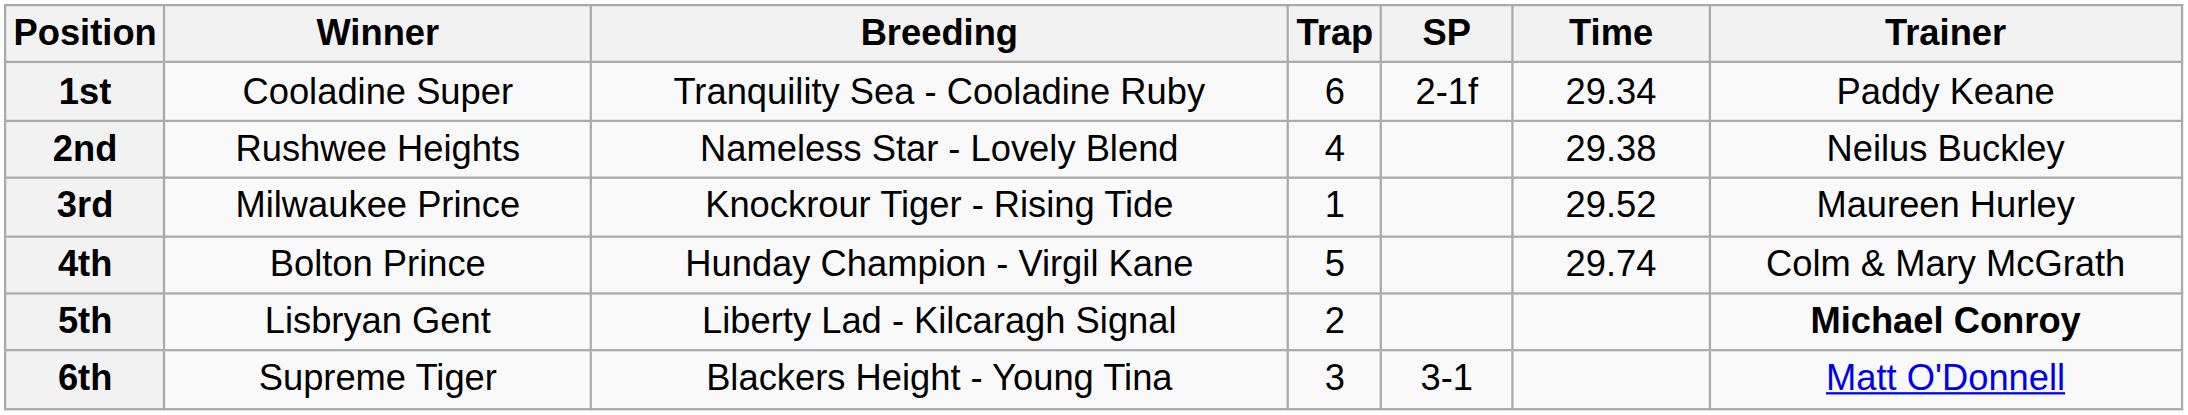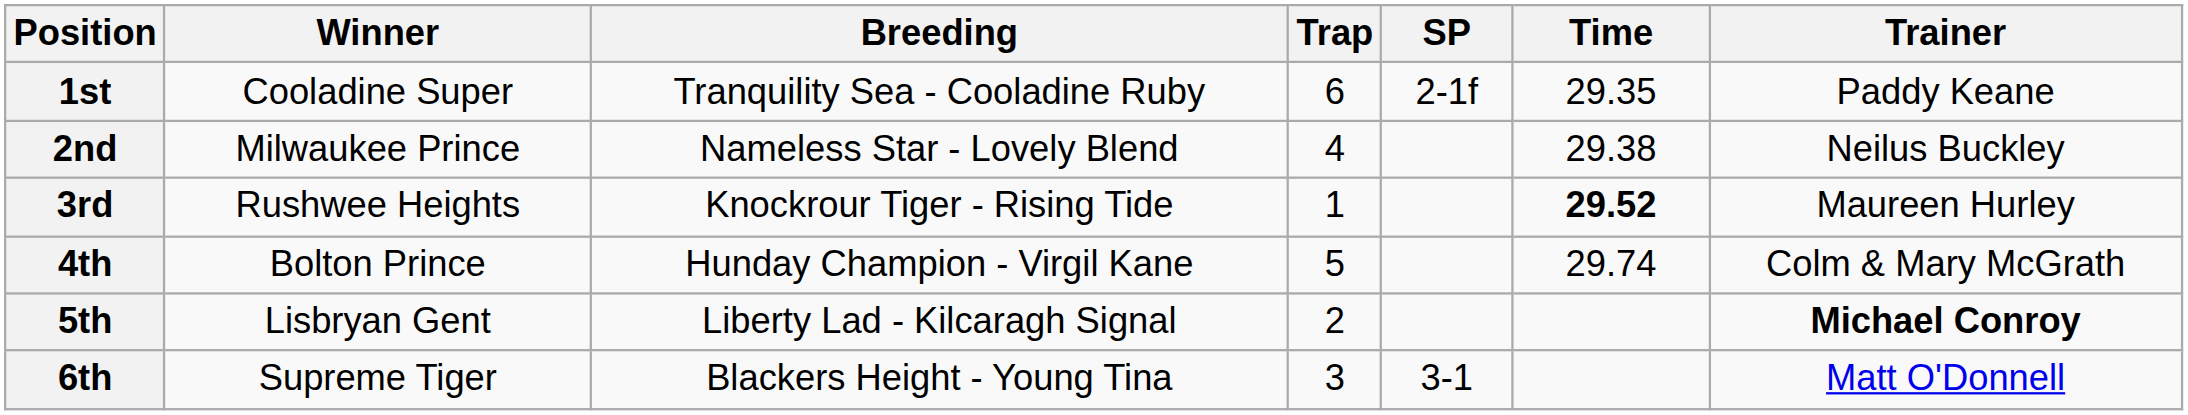(1611, 90) 29.34 -> (1611, 90) 29.35
(378, 148) Rushwee Heights -> (378, 148) Milwaukee Prince
(378, 206) Milwaukee Prince -> (378, 206) Rushwee Heights
(1611, 206) normal -> (1611, 206) bold
